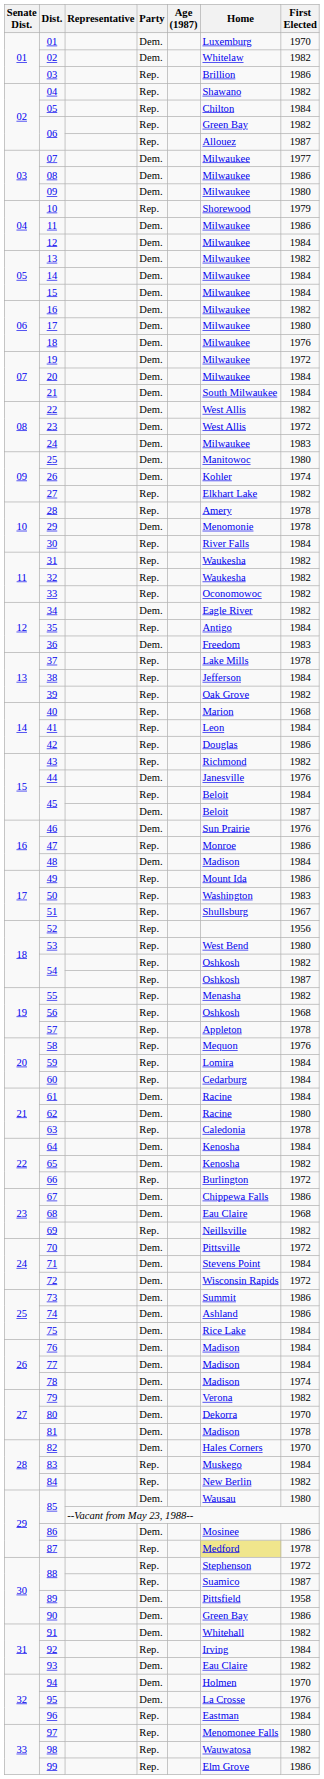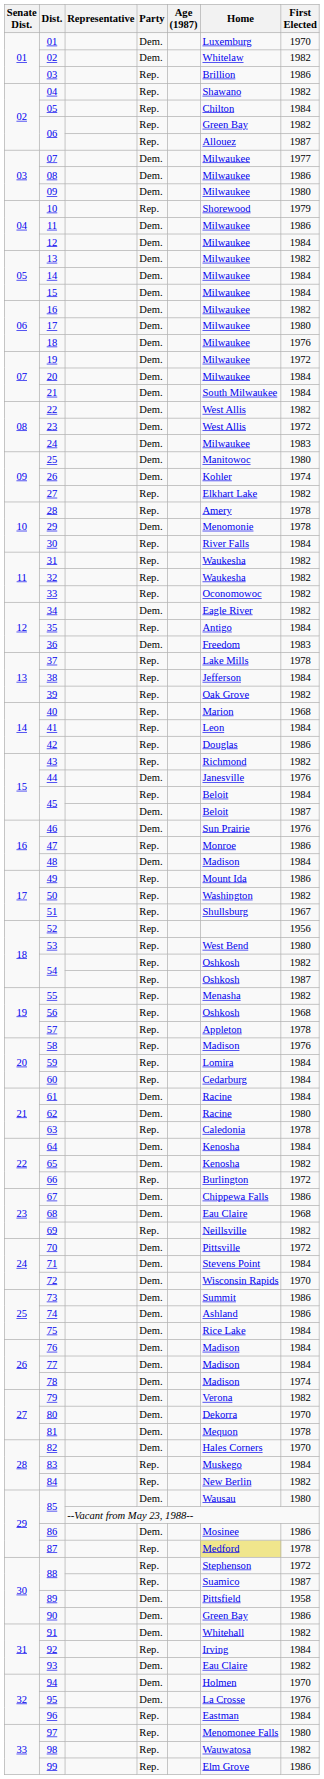(300, 895) 1983 -> (300, 895) 1982
(220, 1046) Mequon -> (221, 1046) Madison
(300, 1280) 1972 -> (300, 1280) 1970
(221, 1431) Madison -> (220, 1431) Mequon
